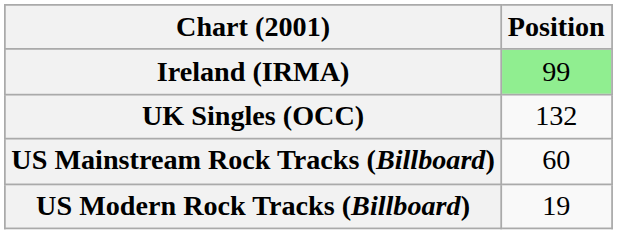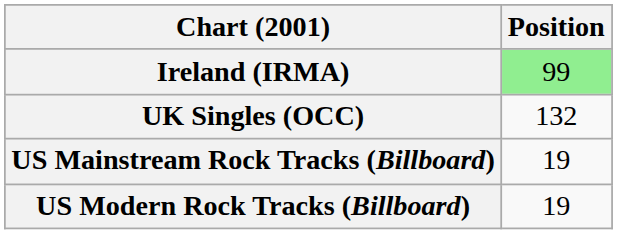(556, 160) 60 -> (556, 160) 19
